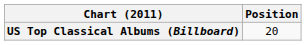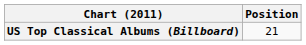(272, 31) 20 -> (272, 31) 21
